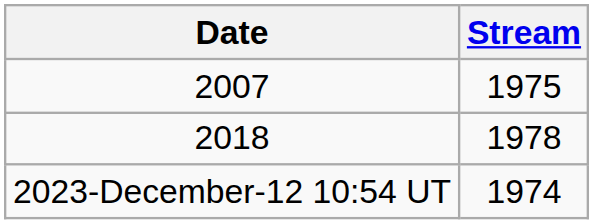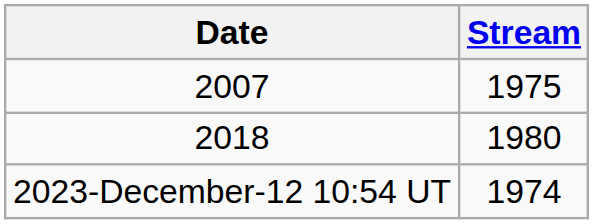(524, 139) 1978 -> (524, 139) 1980
